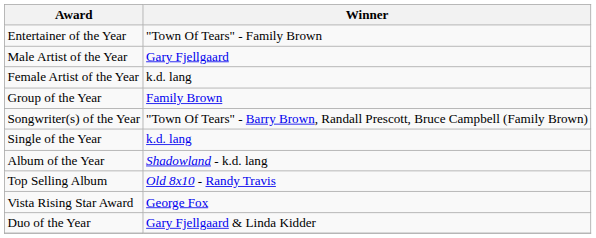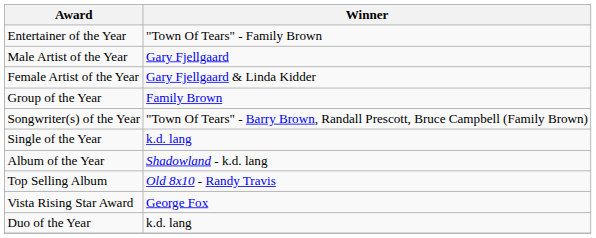(169, 77) k.d. lang -> (231, 77) Gary Fjellgaard & Linda Kidder
(231, 222) Gary Fjellgaard & Linda Kidder -> (169, 222) k.d. lang
